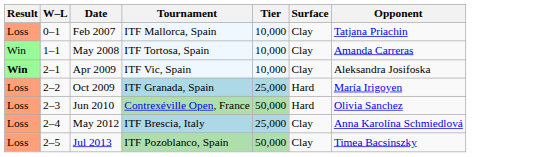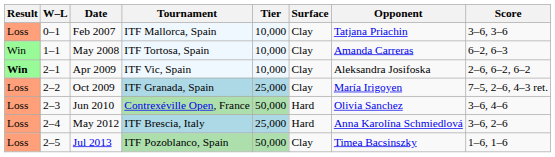+ column: (508, 13)
(303, 86) Hard -> (302, 86) Clay
(302, 123) Clay -> (303, 123) Hard
